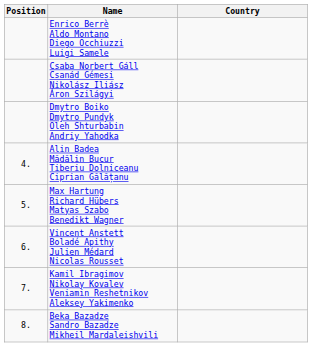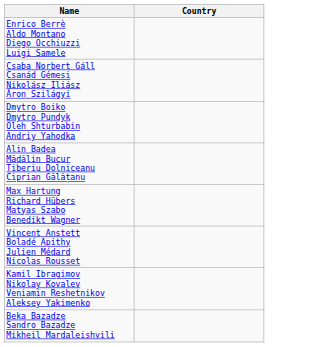- column: (26, 11)
